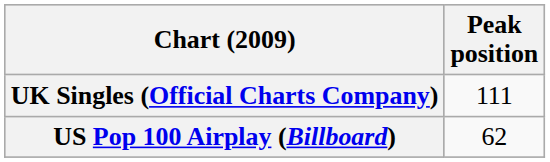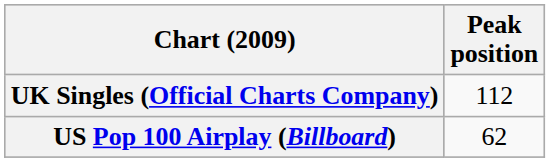(494, 95) 111 -> (494, 95) 112
